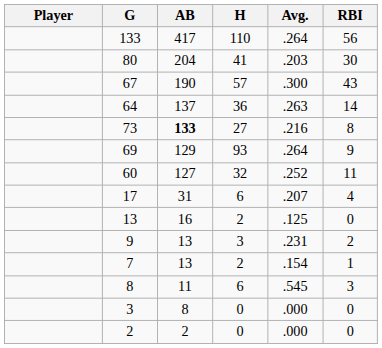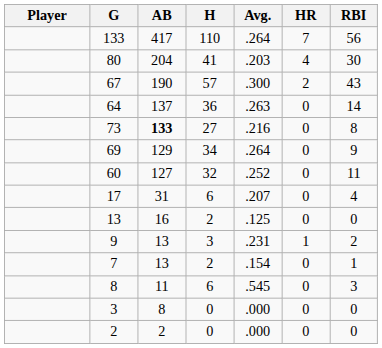+ column: (306, 15)
(240, 151) 93 -> (210, 151) 34
